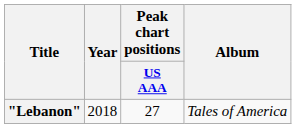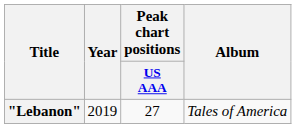(102, 111) 2018 -> (102, 111) 2019
